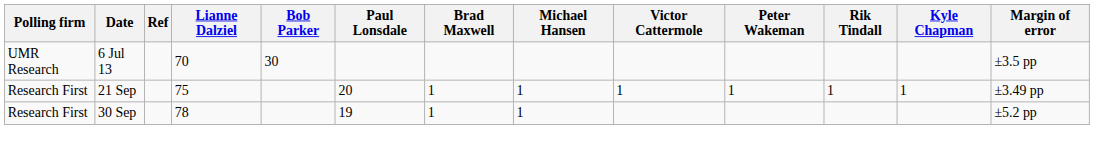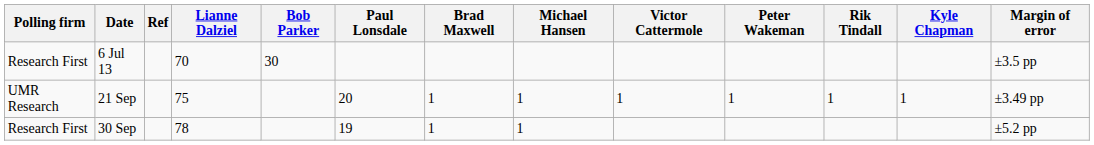(33, 61) UMR Research -> (48, 61) Research First
(48, 91) Research First -> (33, 98) UMR Research
